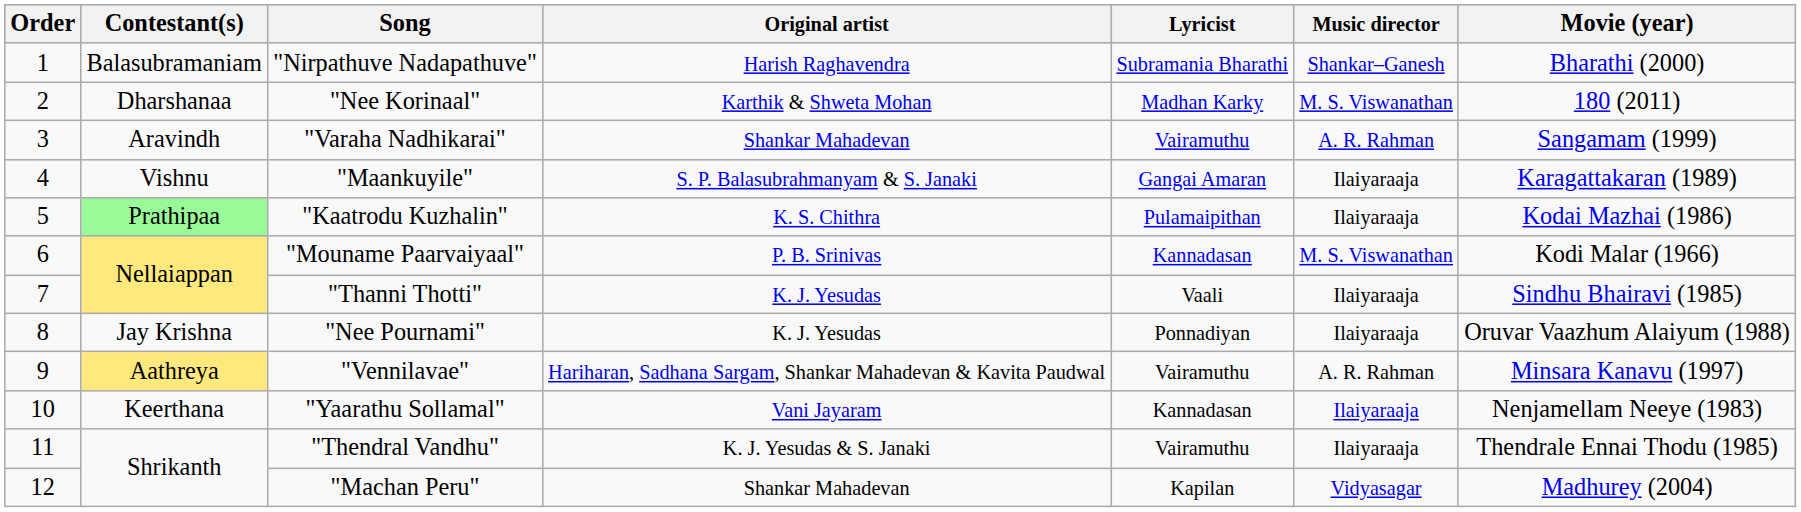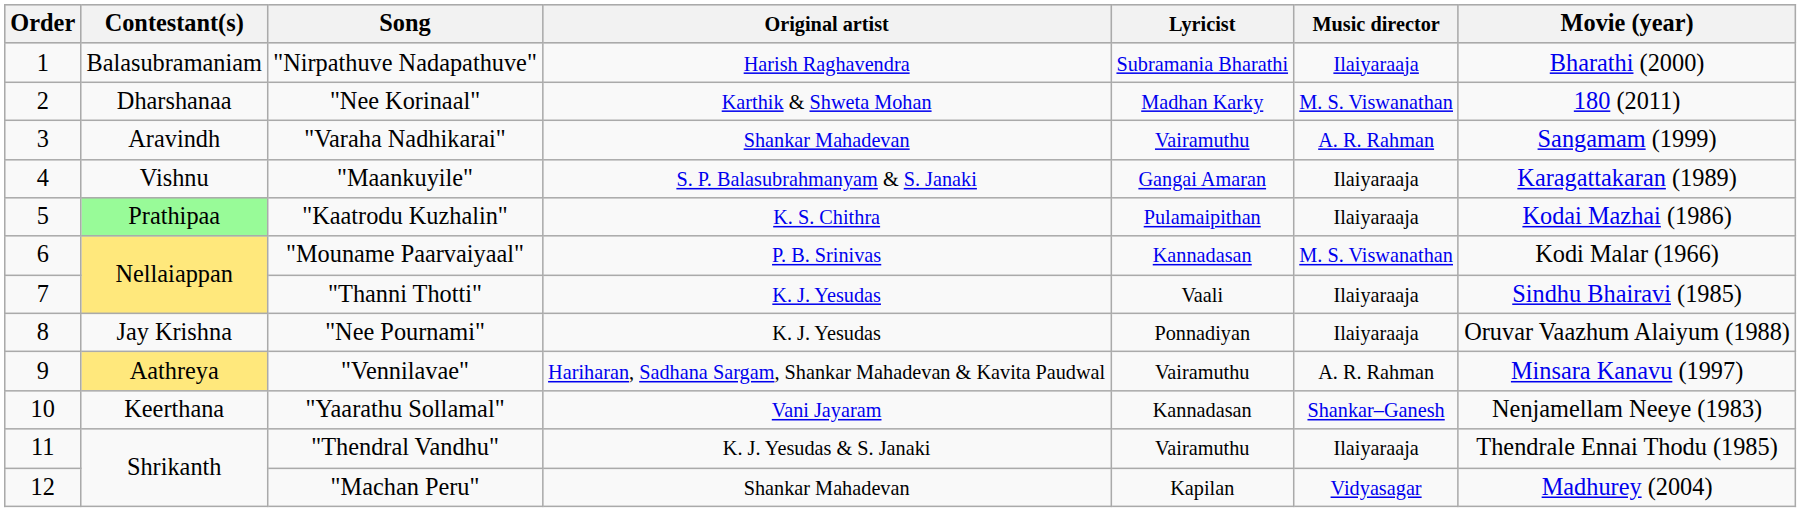(1376, 63) Shankar–Ganesh -> (1376, 63) Ilaiyaraaja
(1376, 411) Ilaiyaraaja -> (1376, 411) Shankar–Ganesh
